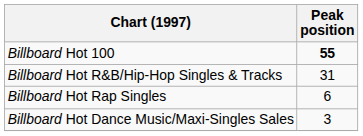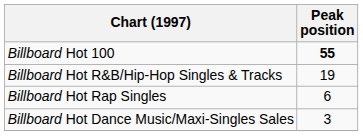(327, 75) 31 -> (327, 75) 19
